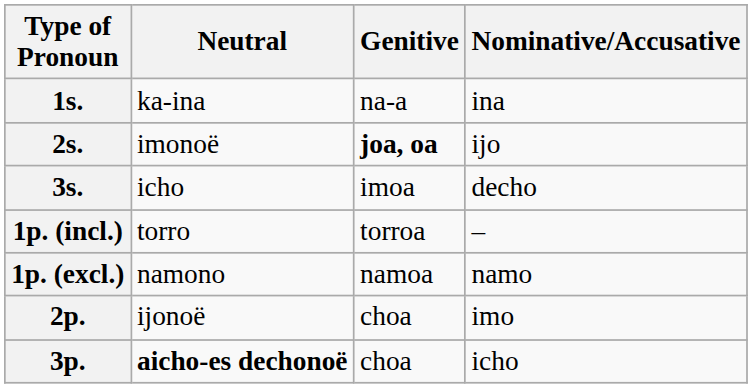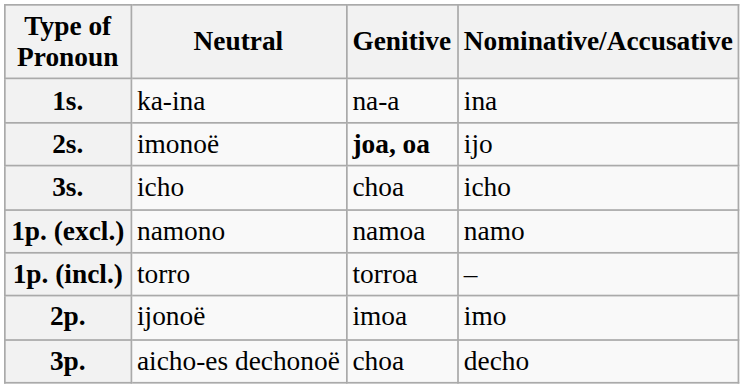(387, 187) imoa -> (378, 187) choa
(504, 187) decho -> (487, 187) icho
rows swapped: (68, 230) <-> (68, 273)
(386, 317) choa -> (380, 317) imoa
(242, 360) bold -> (238, 360) normal
(495, 360) icho -> (496, 360) decho
